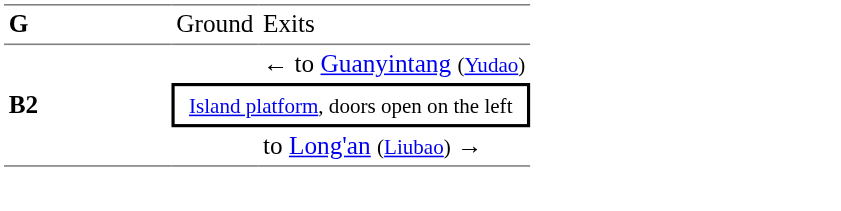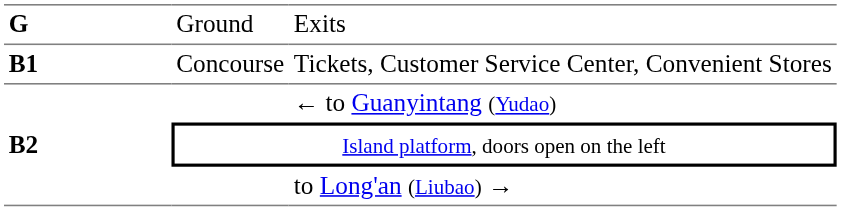+ row: (563, 63)
